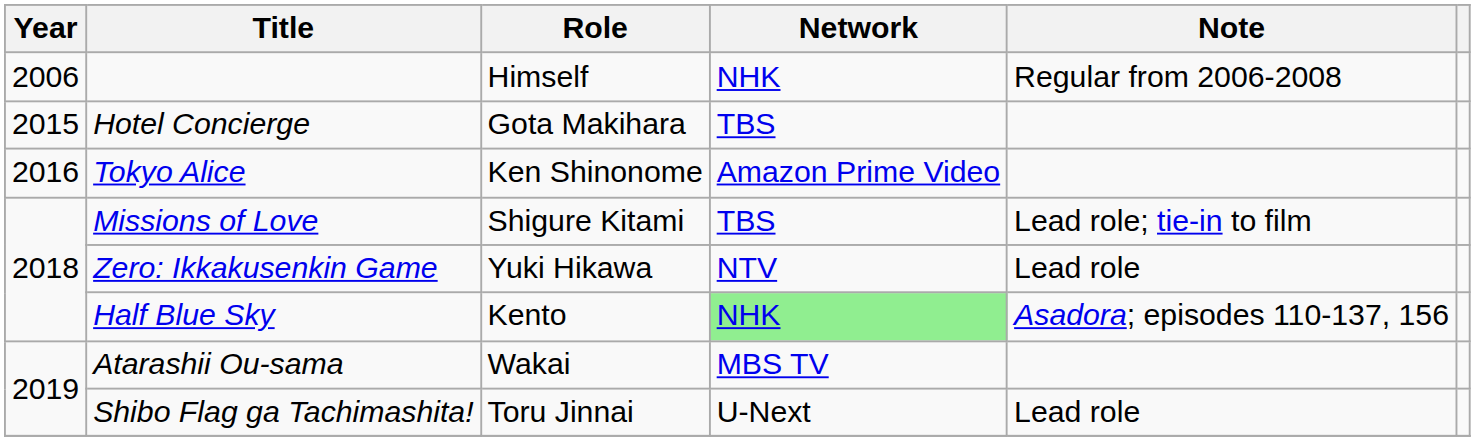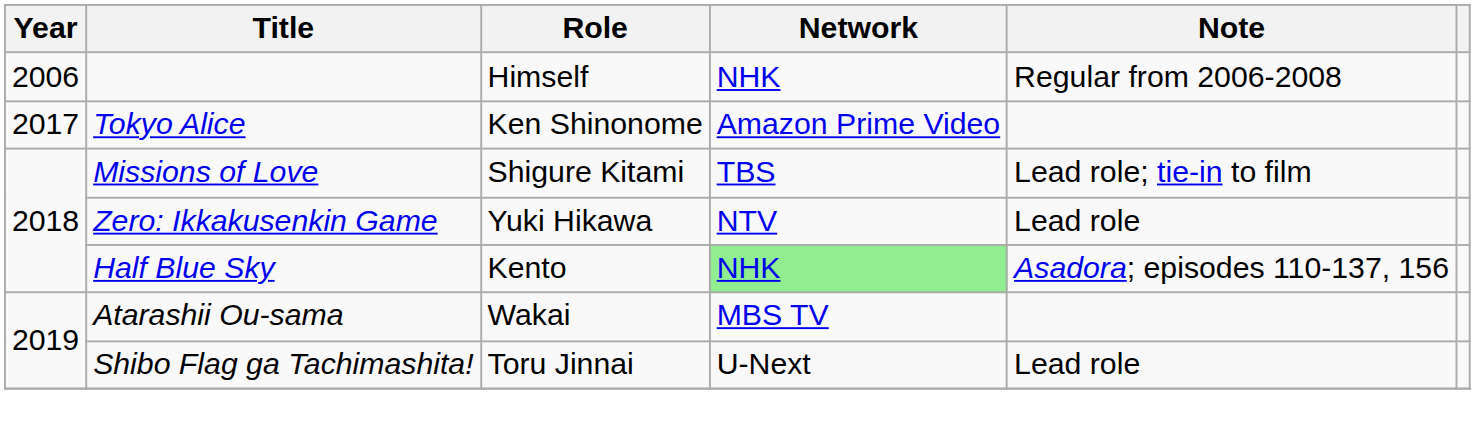- row: (202, 124)
(46, 172) 2016 -> (46, 124) 2017
